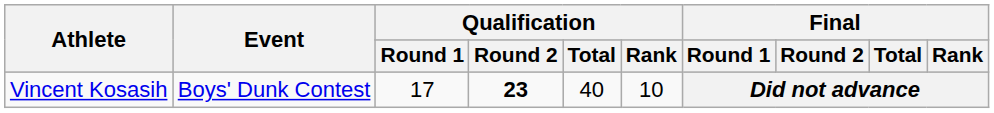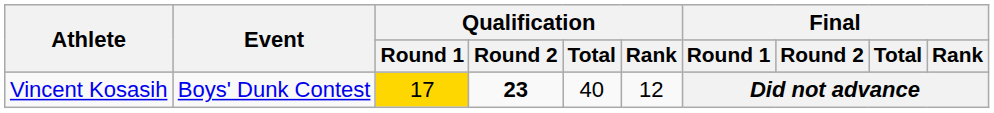(422, 90) no background -> (422, 90) gold background
(651, 90) 10 -> (651, 90) 12
